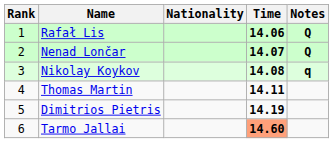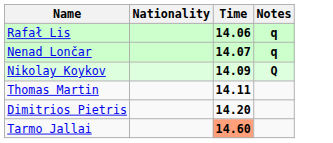- column: (21, 14)
(308, 33) Q -> (274, 33) q
(308, 52) Q -> (274, 52) q
(267, 71) 14.08 -> (233, 71) 14.09
(308, 71) q -> (274, 71) Q
(267, 109) 14.19 -> (233, 109) 14.20
